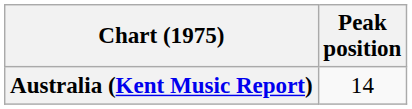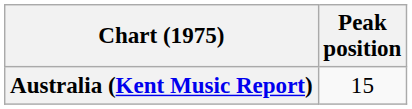(362, 85) 14 -> (362, 85) 15
